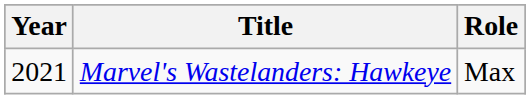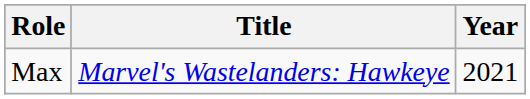columns swapped: (39, 26) <-> (491, 26)
